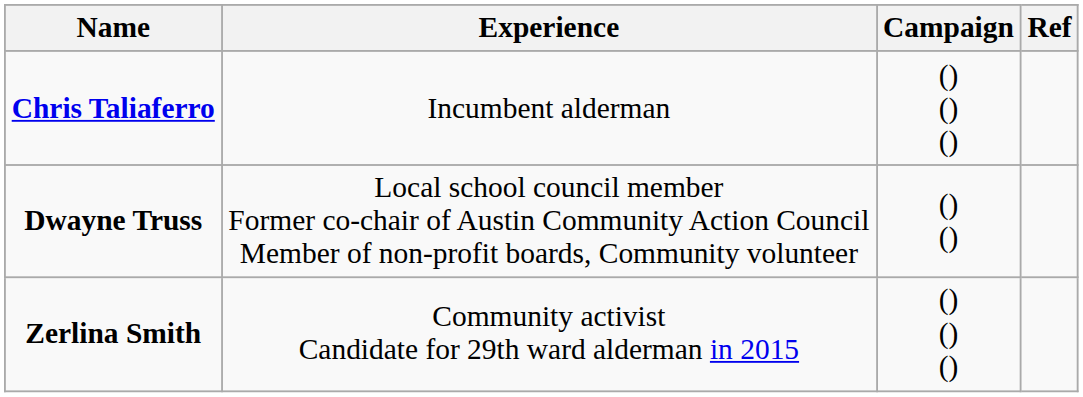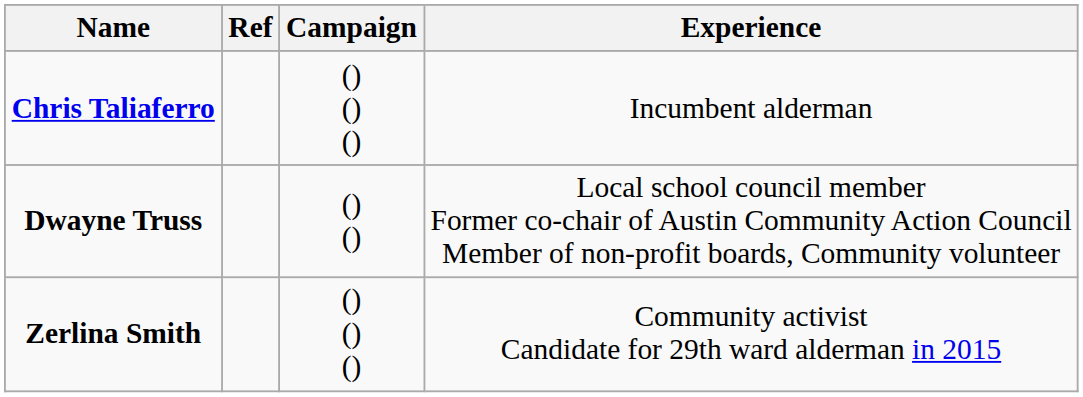columns swapped: (549, 27) <-> (1050, 27)
